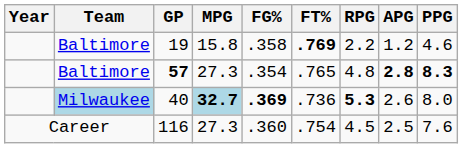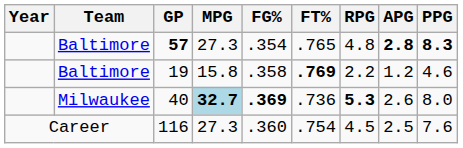rows swapped: (179, 74) <-> (179, 46)
(104, 101) lightblue background -> (104, 101) no background
